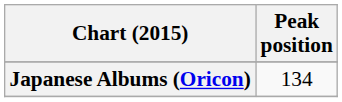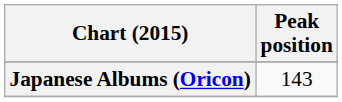(297, 79) 134 -> (297, 79) 143
